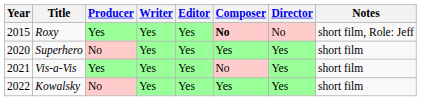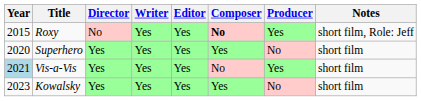columns swapped: (292, 13) <-> (111, 13)
(19, 68) no background -> (19, 68) lightblue background
(19, 86) 2022 -> (19, 86) 2023
